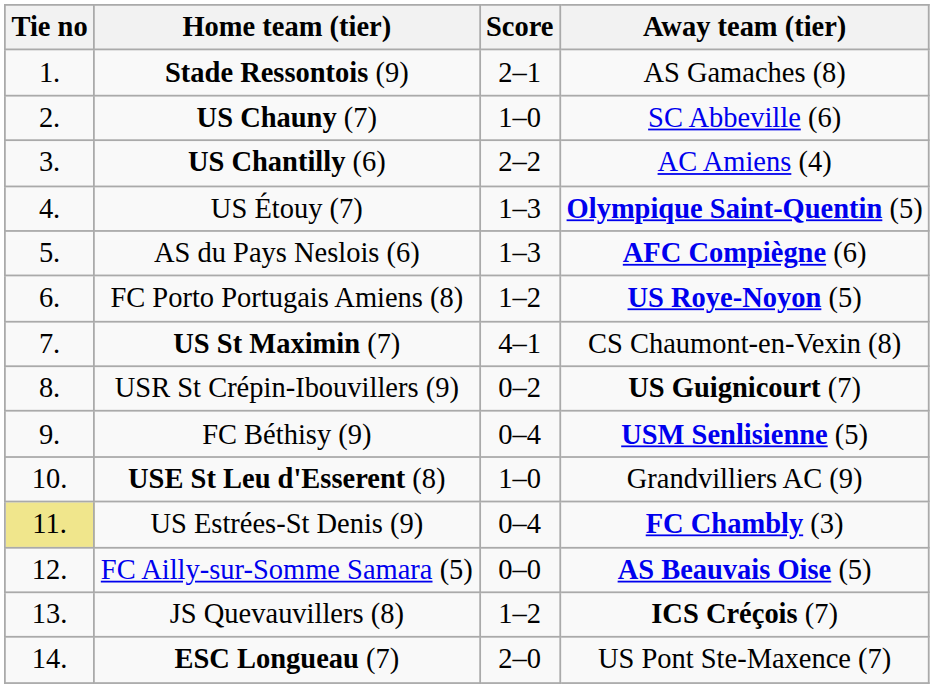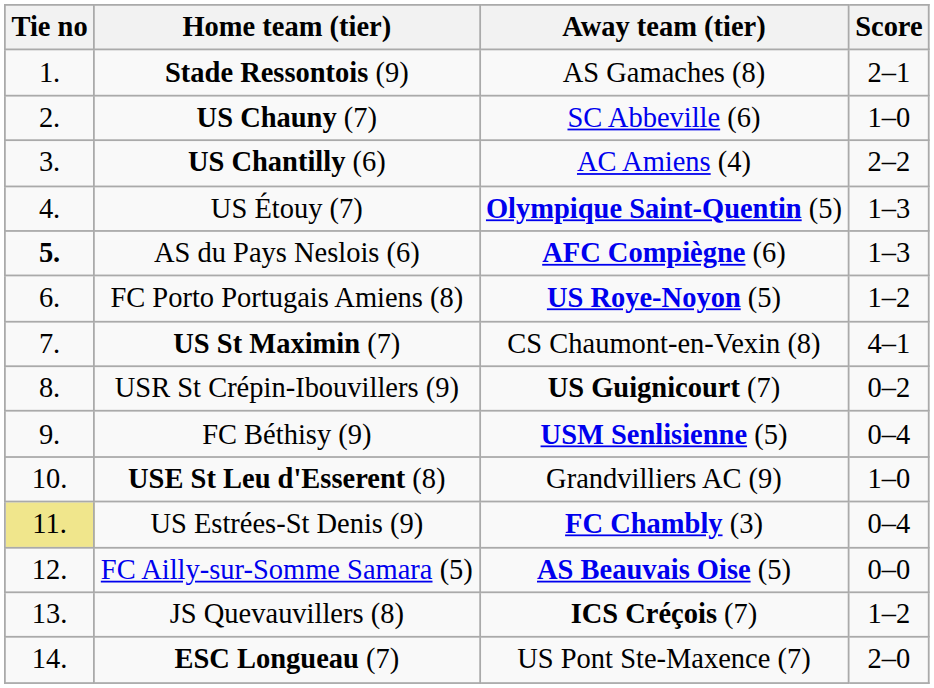columns swapped: (520, 27) <-> (745, 27)
(50, 252) normal -> (50, 252) bold
